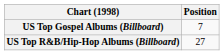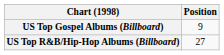(200, 27) 7 -> (200, 27) 9
